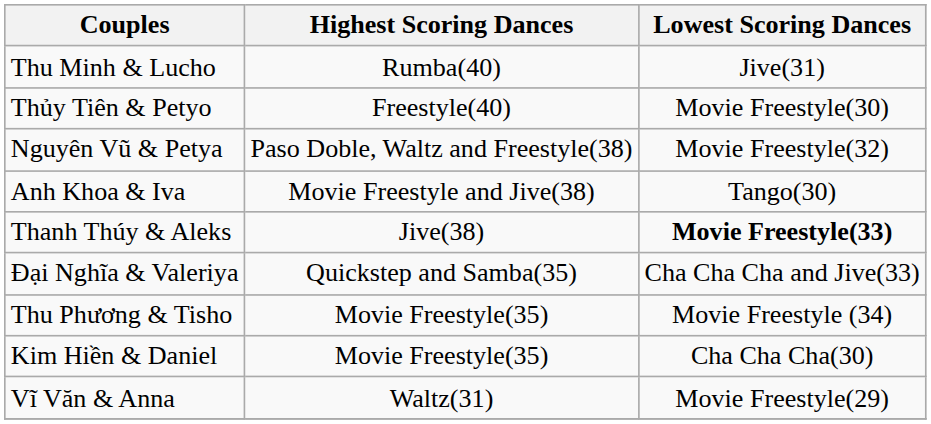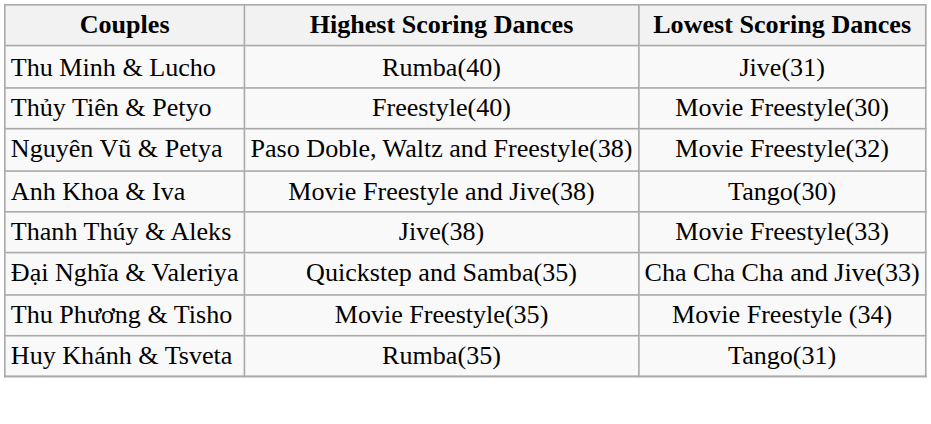(782, 231) bold -> (782, 231) normal
+ row: (122, 356)
- row: (114, 356)
- row: (93, 397)
